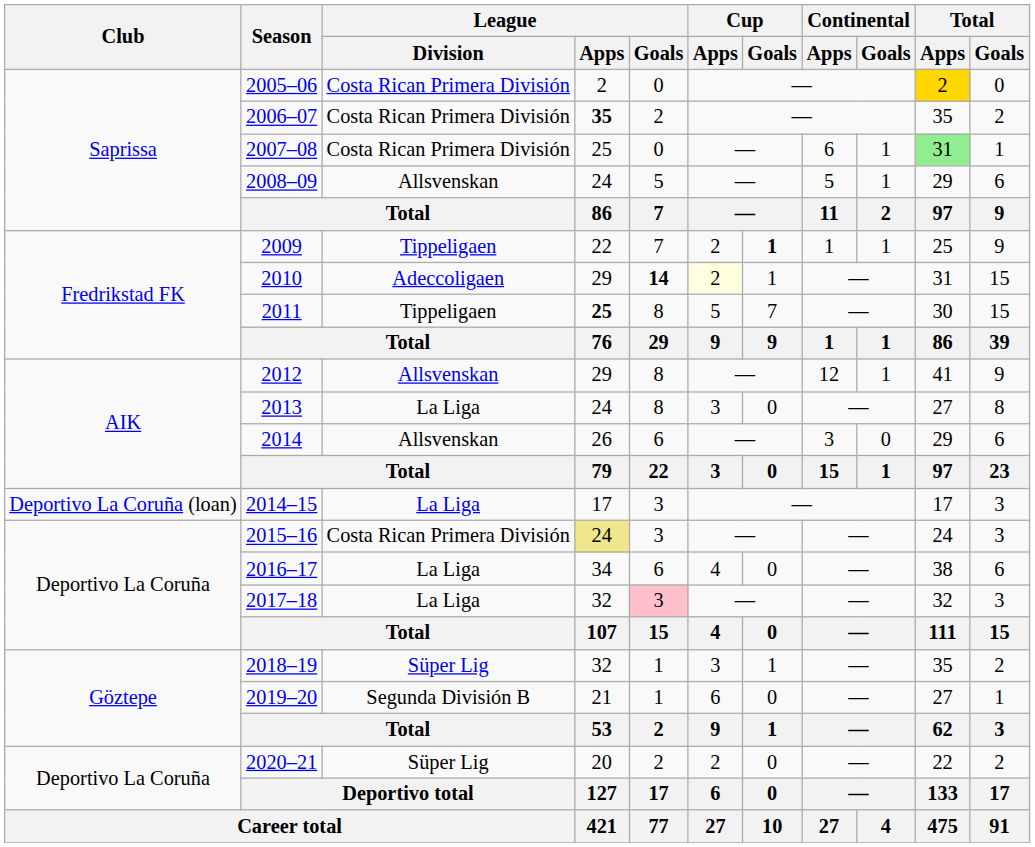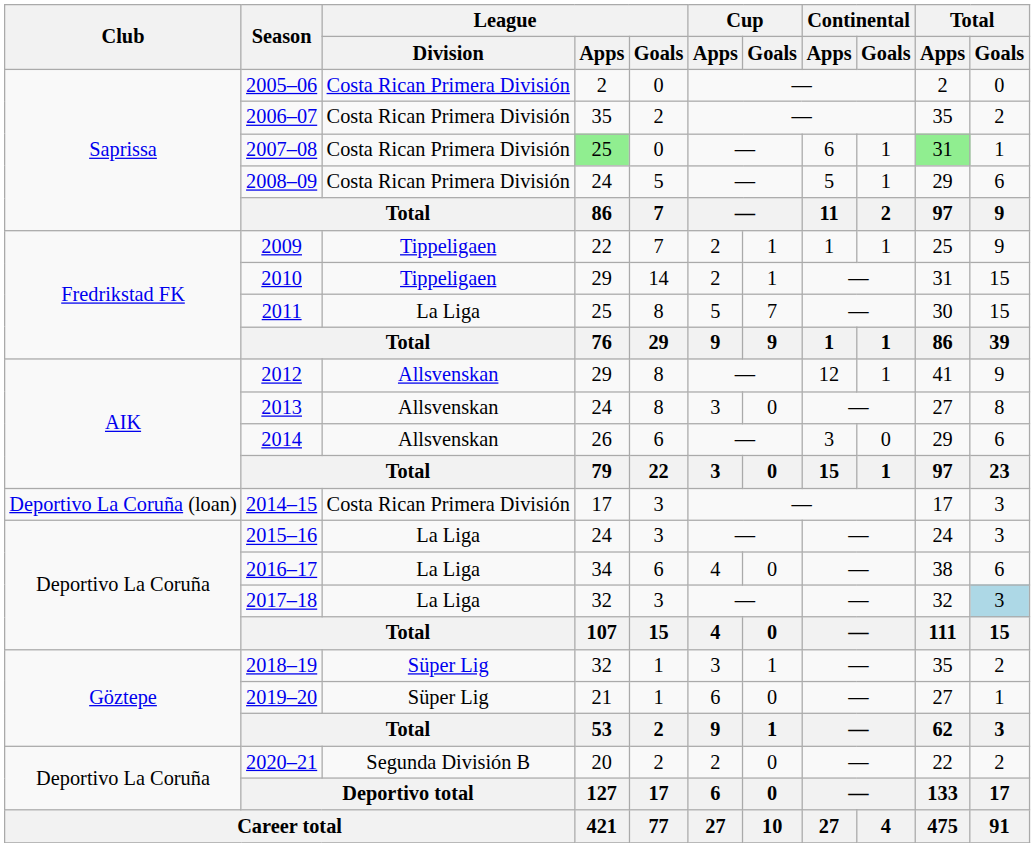(943, 85) gold background -> (943, 85) no background
(602, 117) bold -> (602, 117) normal
(602, 149) no background -> (602, 149) lightgreen background
(448, 181) Allsvenskan -> (448, 181) Costa Rican Primera División
(772, 246) bold -> (772, 246) normal
(448, 278) Adeccoligaen -> (448, 278) Tippeligaen
(659, 278) bold -> (659, 278) normal
(715, 278) lightyellow background -> (715, 278) no background
(448, 310) Tippeligaen -> (448, 310) La Liga
(602, 310) bold -> (602, 310) normal
(448, 407) La Liga -> (448, 407) Allsvenskan
(448, 504) La Liga -> (448, 504) Costa Rican Primera División
(448, 536) Costa Rican Primera División -> (448, 536) La Liga
(602, 536) khaki background -> (602, 536) no background
(659, 600) pink background -> (659, 600) no background
(999, 600) no background -> (999, 600) lightblue background
(448, 697) Segunda División B -> (448, 697) Süper Lig
(448, 761) Süper Lig -> (448, 761) Segunda División B
